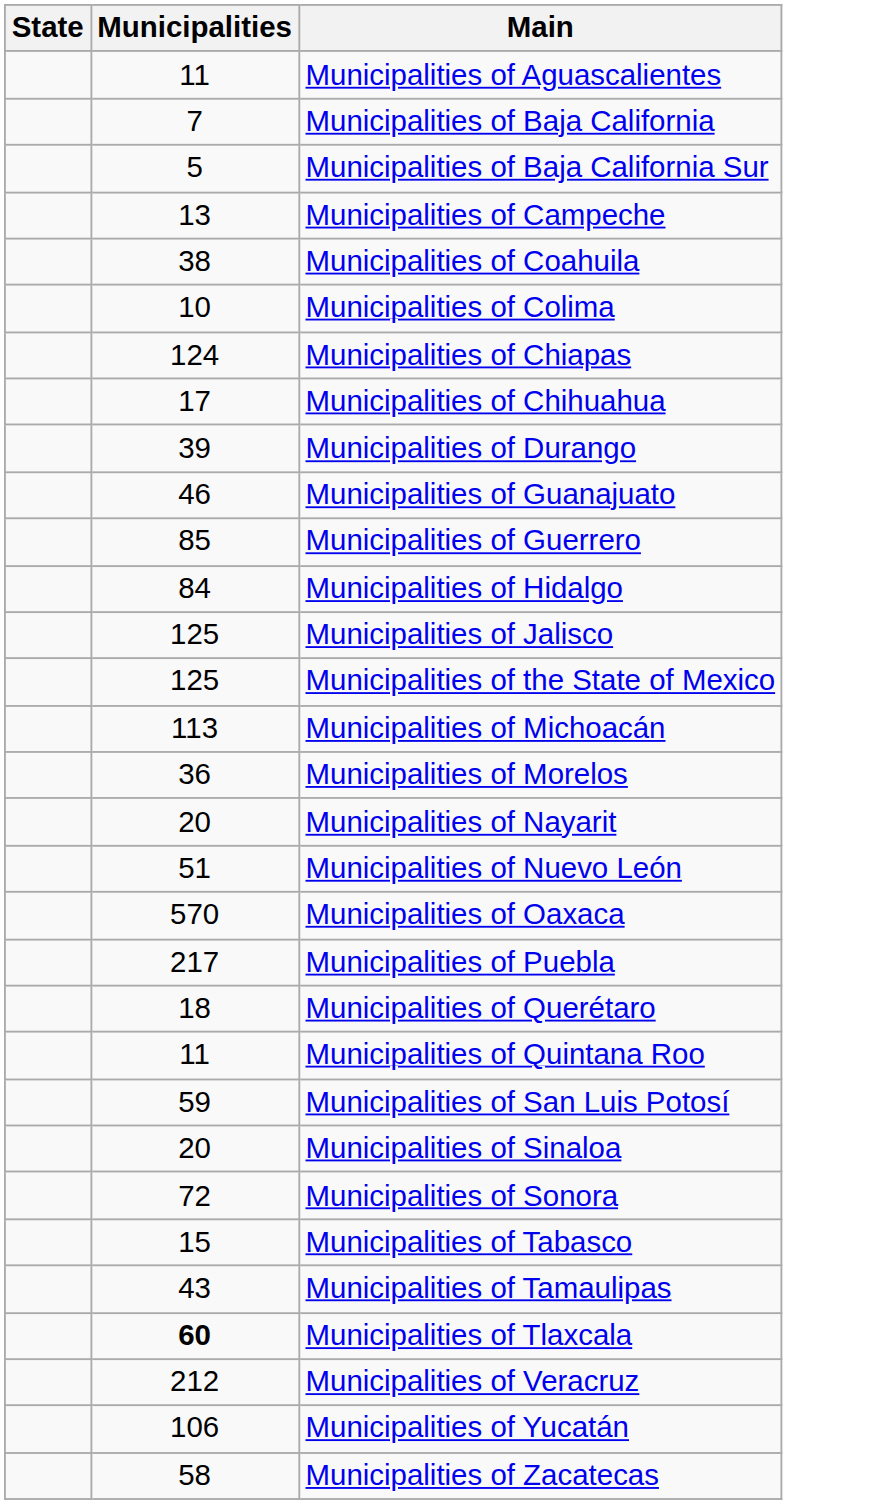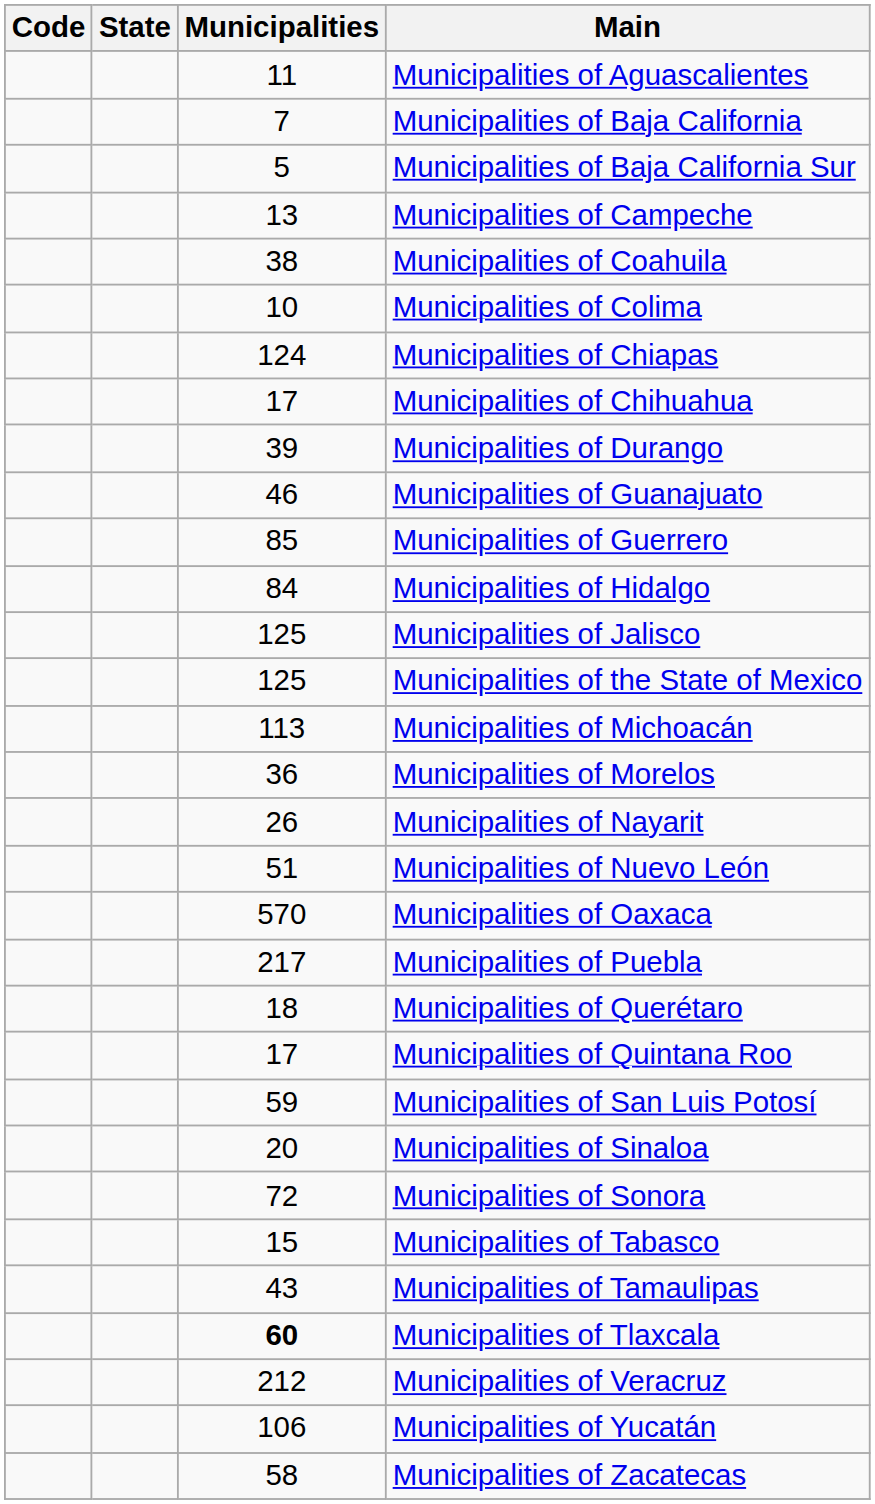+ column: (49, 27)
(195, 821) 20 -> (282, 821) 26
(195, 1055) 11 -> (282, 1055) 17
